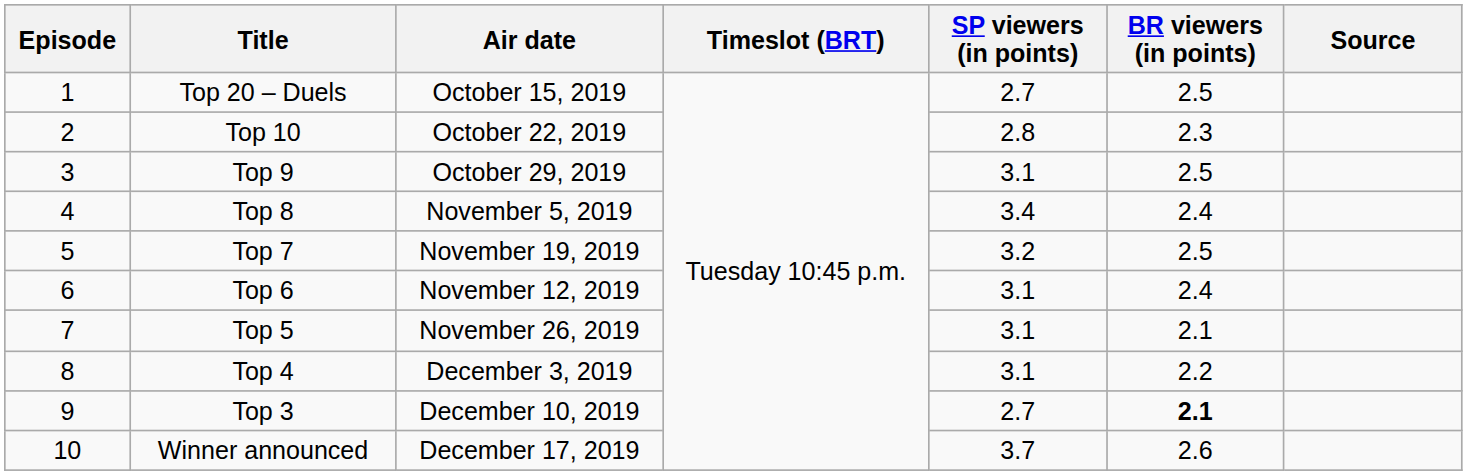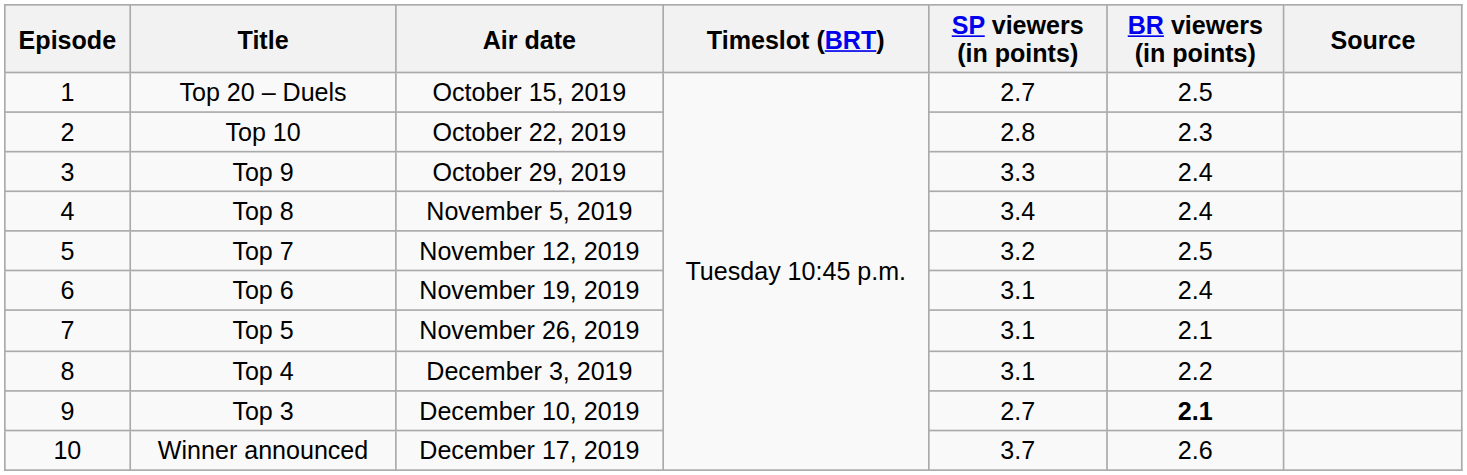(1018, 172) 3.1 -> (1018, 172) 3.3
(1195, 172) 2.5 -> (1195, 172) 2.4
(529, 251) November 19, 2019 -> (529, 251) November 12, 2019
(529, 291) November 12, 2019 -> (529, 291) November 19, 2019
